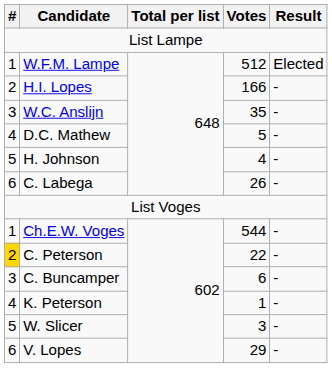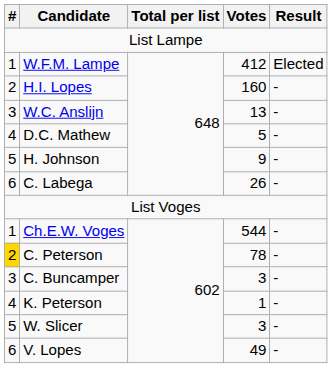(254, 64) 512 -> (254, 64) 412
(254, 87) 166 -> (254, 87) 160
(258, 111) 35 -> (258, 111) 13
(262, 159) 4 -> (262, 159) 9
(258, 254) 22 -> (258, 254) 78
(262, 278) 6 -> (262, 278) 3
(258, 350) 29 -> (258, 350) 49
